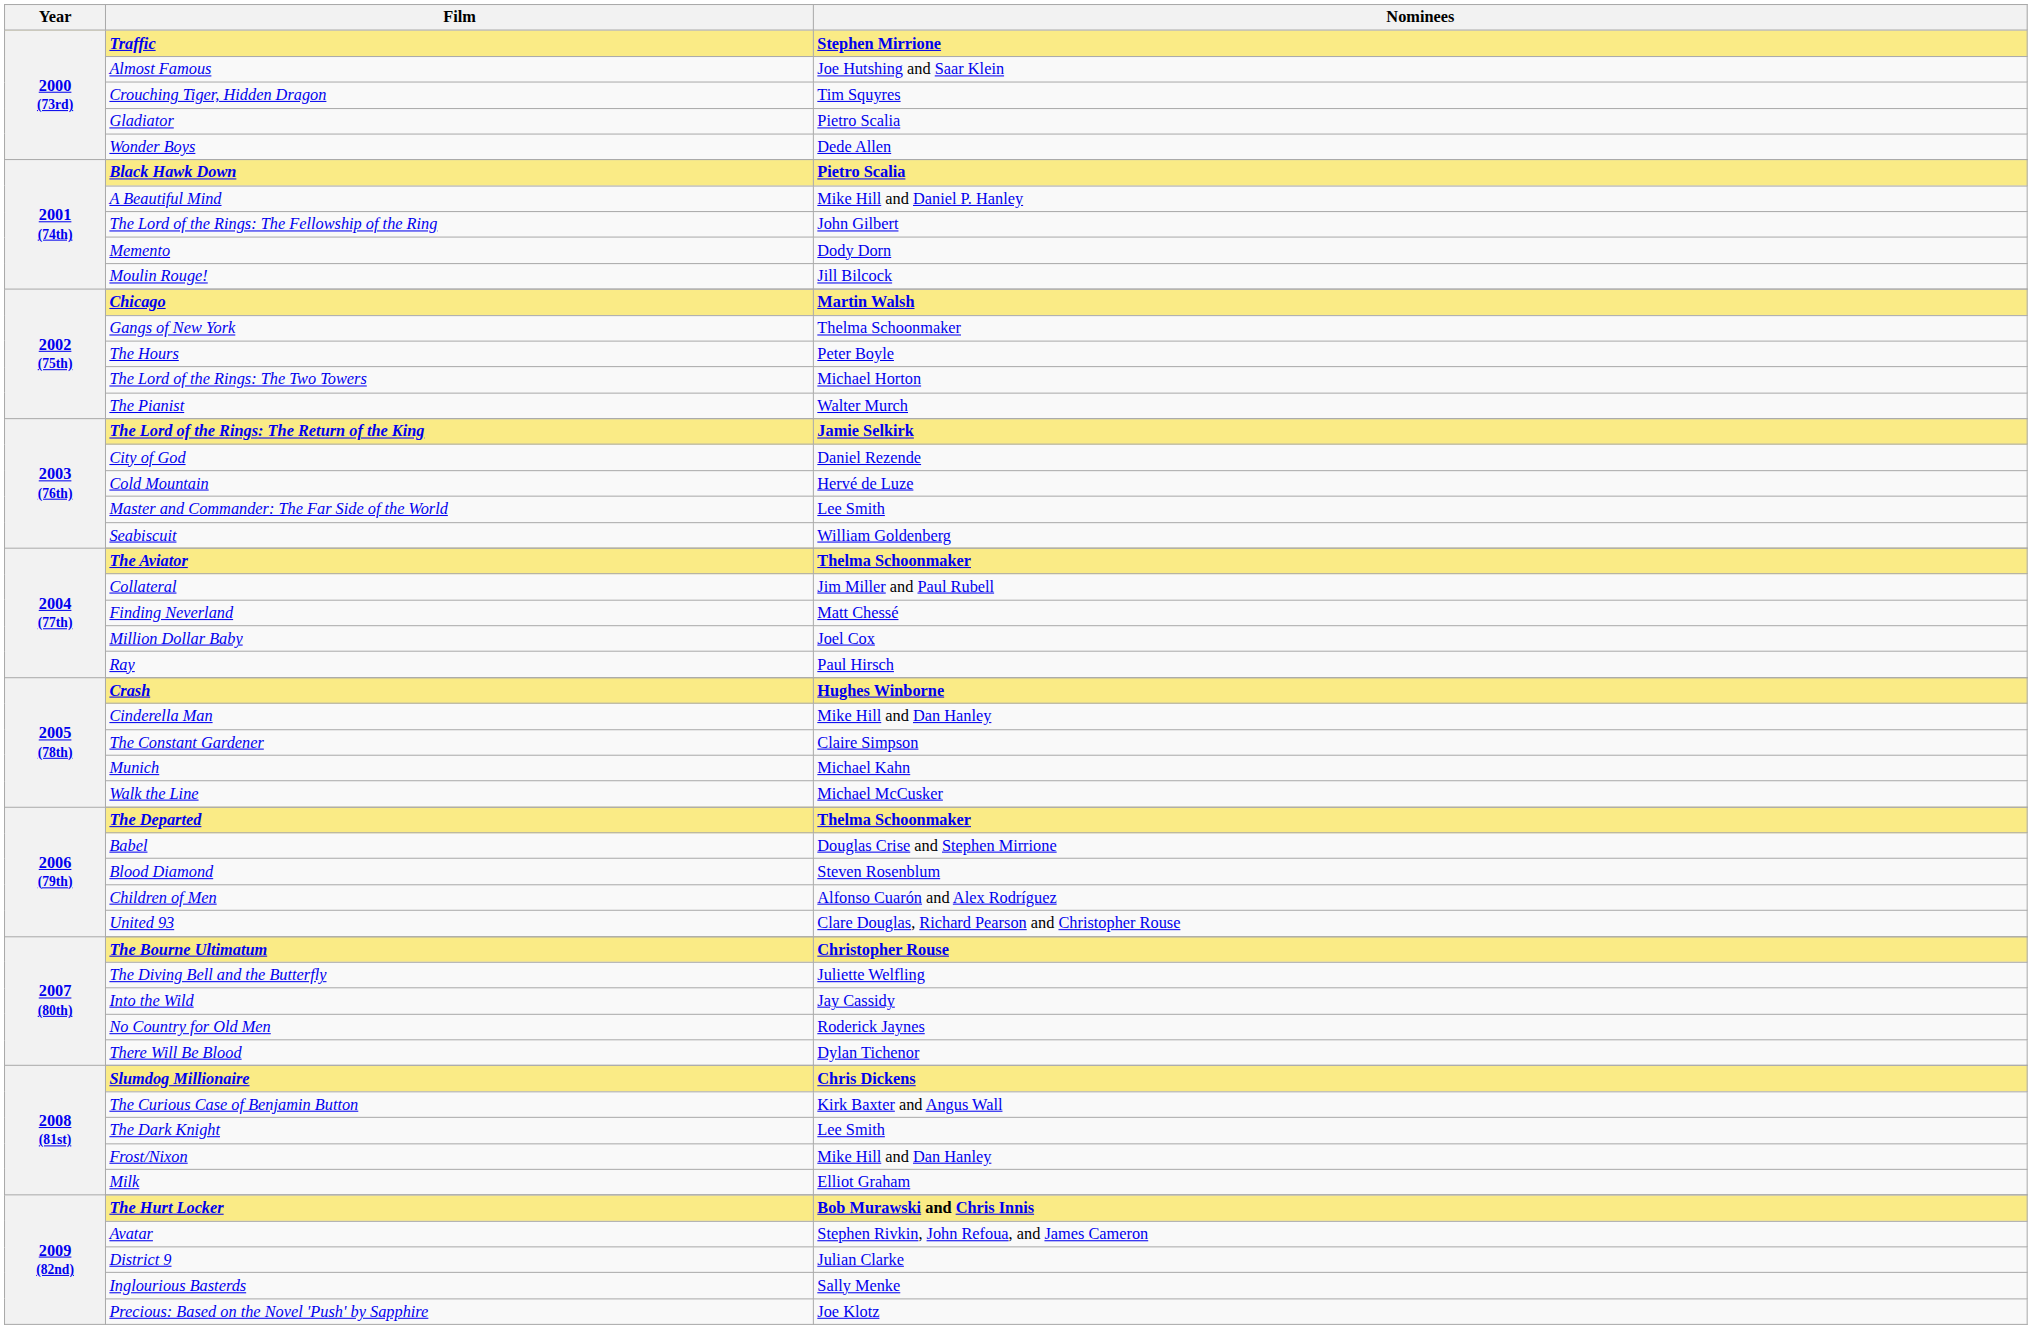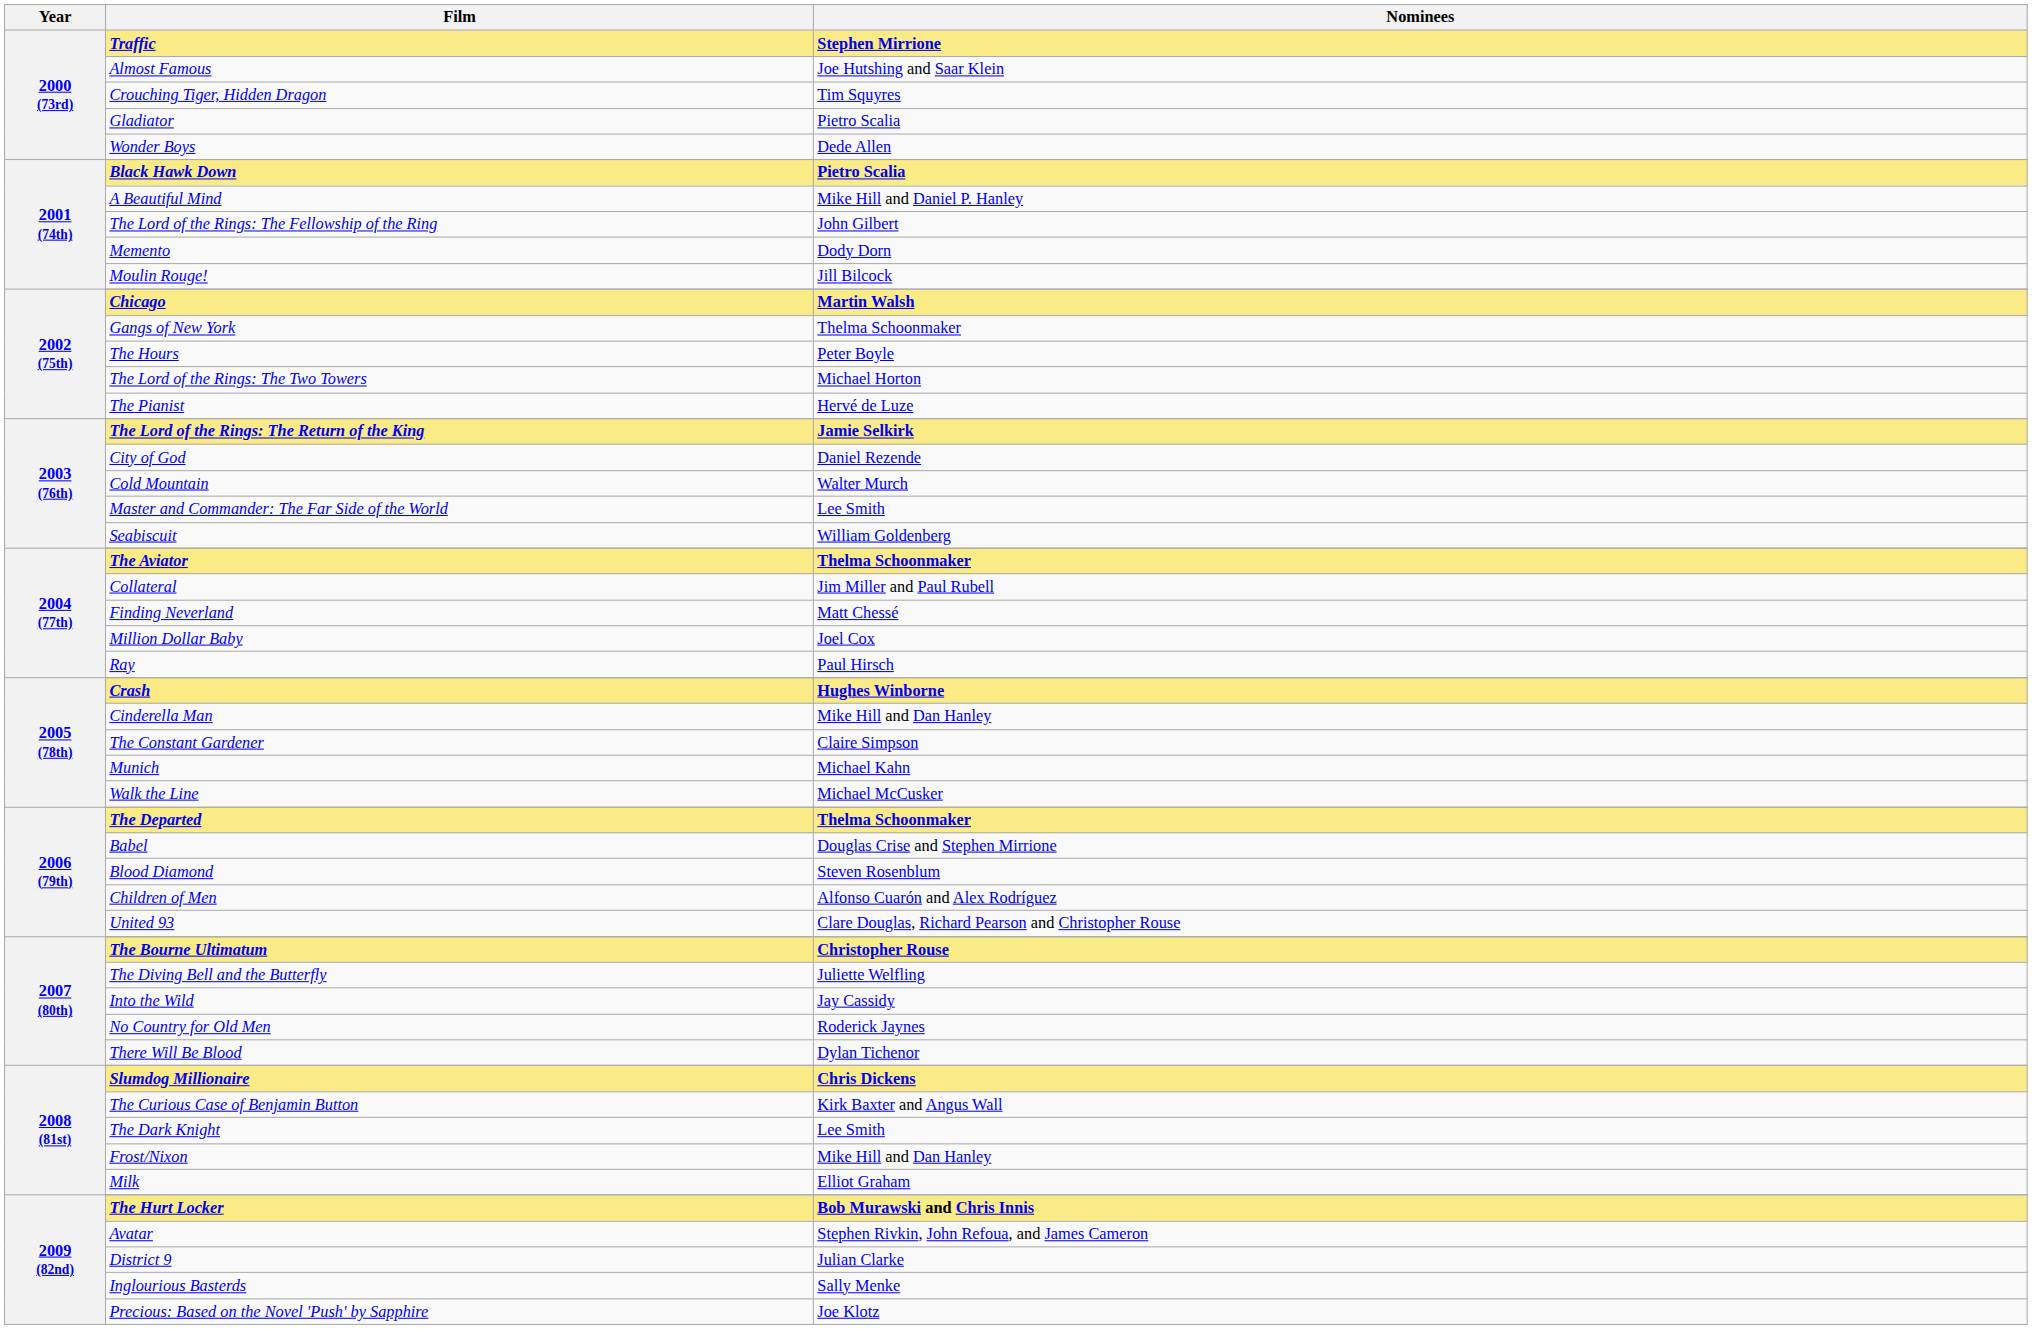(863, 405) Walter Murch -> (865, 405) Hervé de Luze
(865, 483) Hervé de Luze -> (863, 483) Walter Murch
